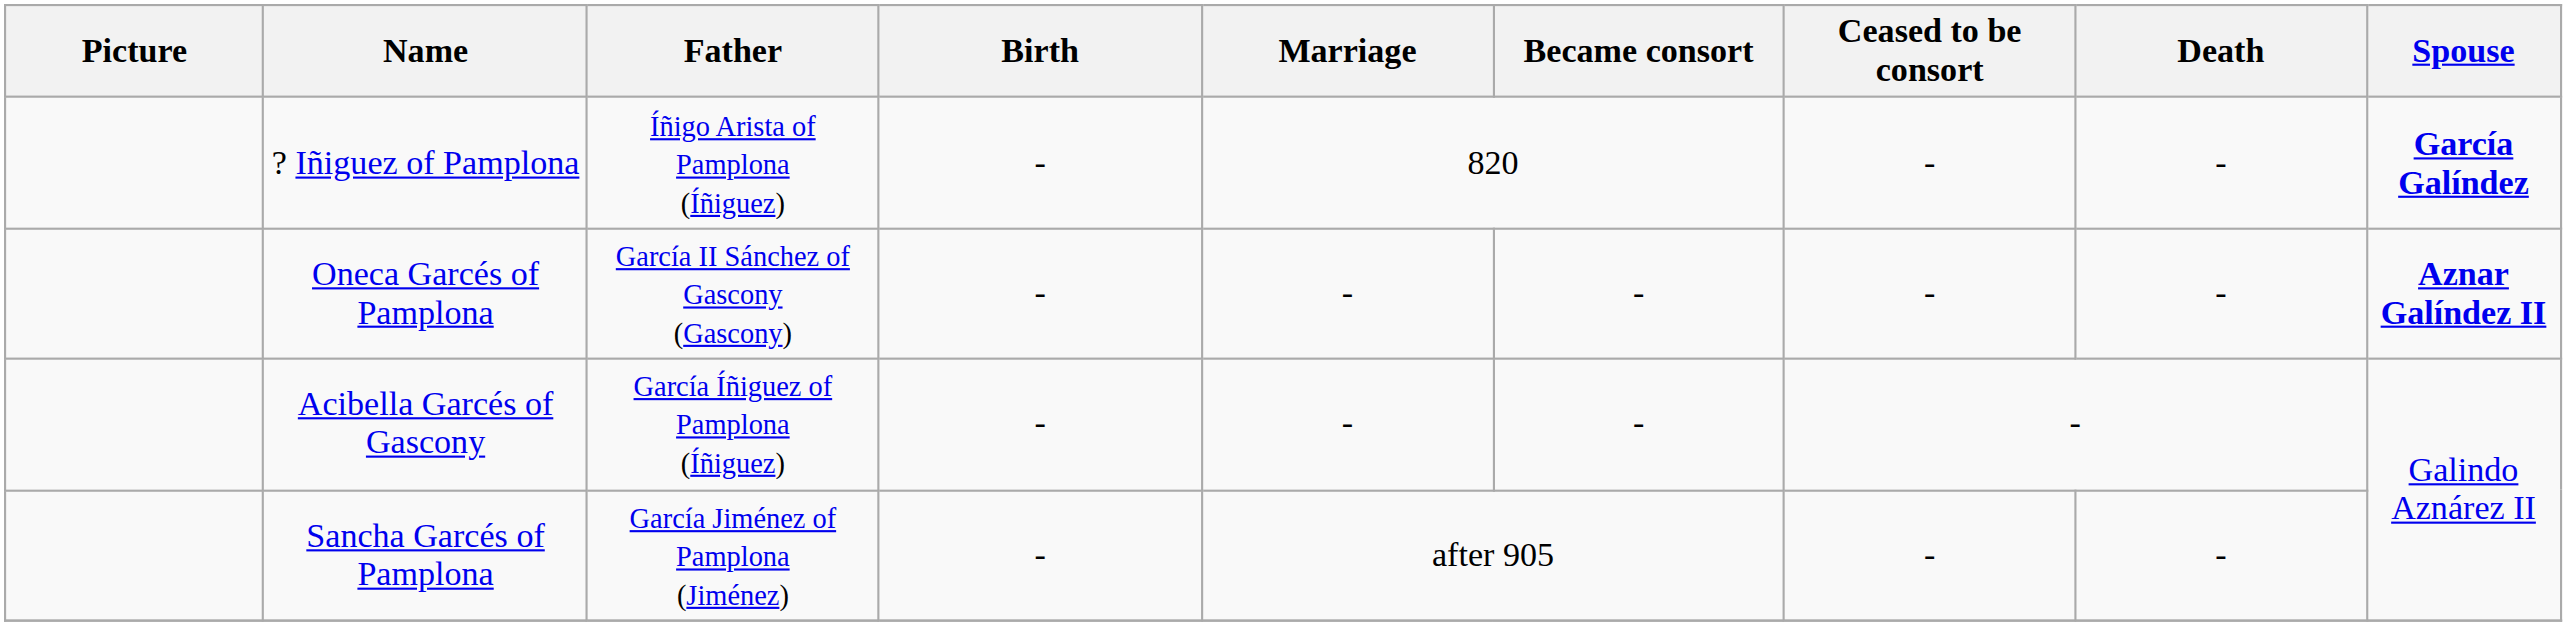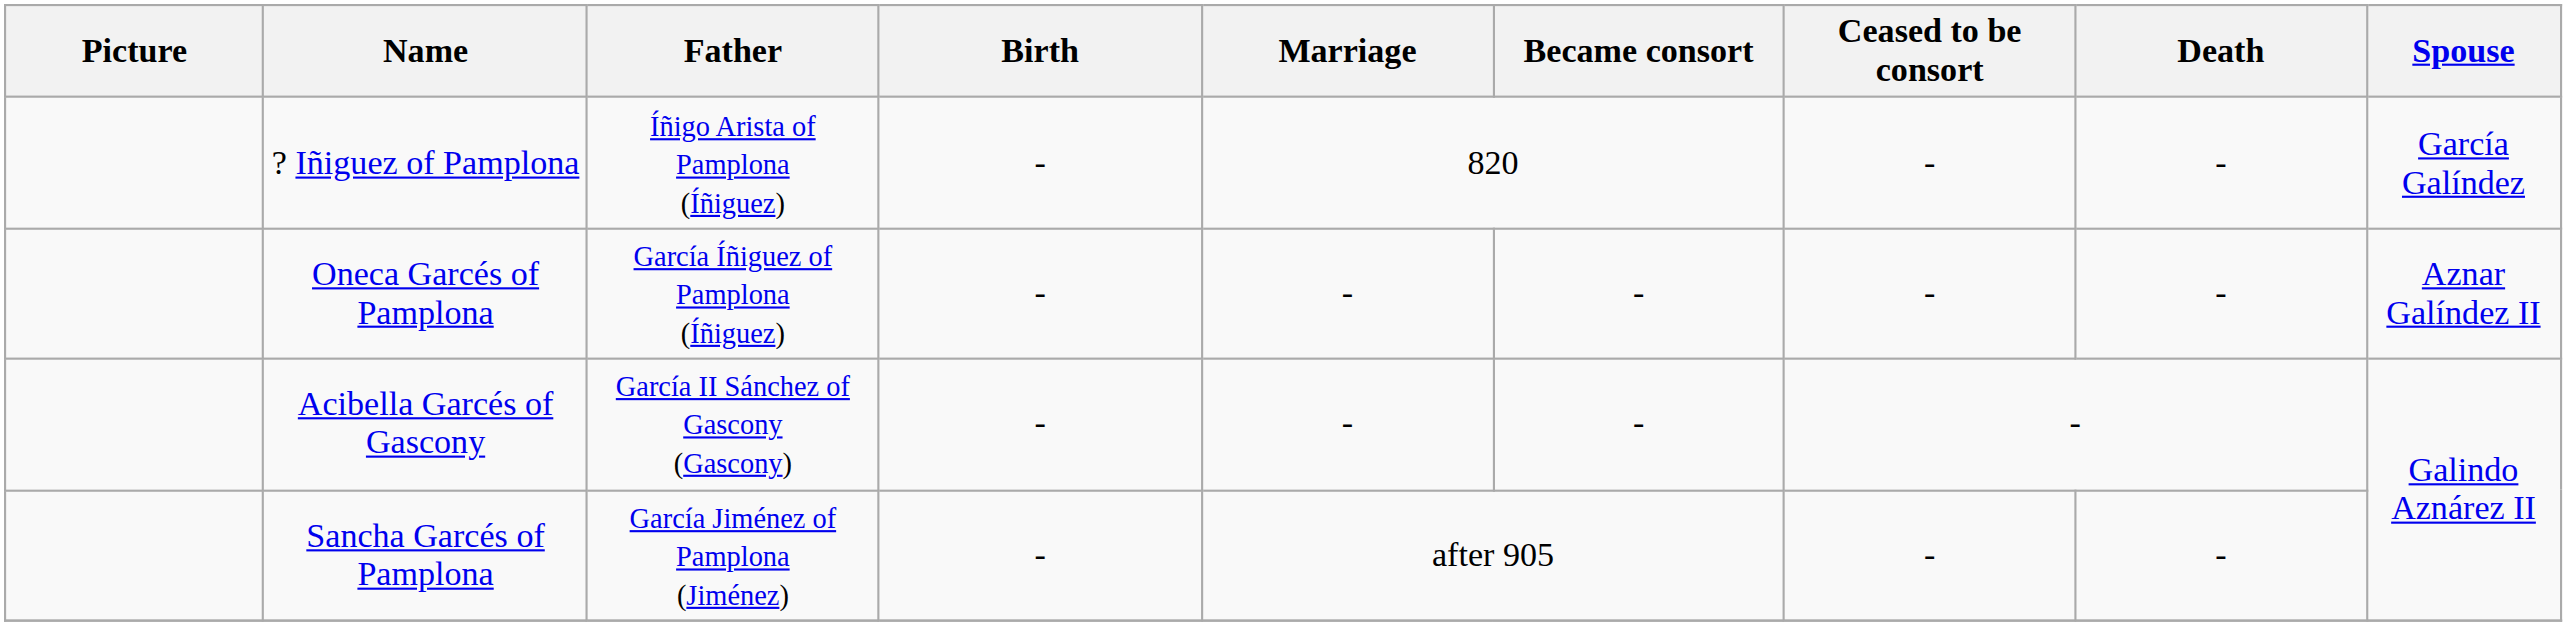(2463, 162) bold -> (2463, 162) normal
(733, 295) García II Sánchez of Gascony (Gascony) -> (733, 295) García Íñiguez of Pamplona (Íñiguez)
(2464, 292) bold -> (2463, 292) normal
(733, 425) García Íñiguez of Pamplona (Íñiguez) -> (733, 425) García II Sánchez of Gascony (Gascony)
